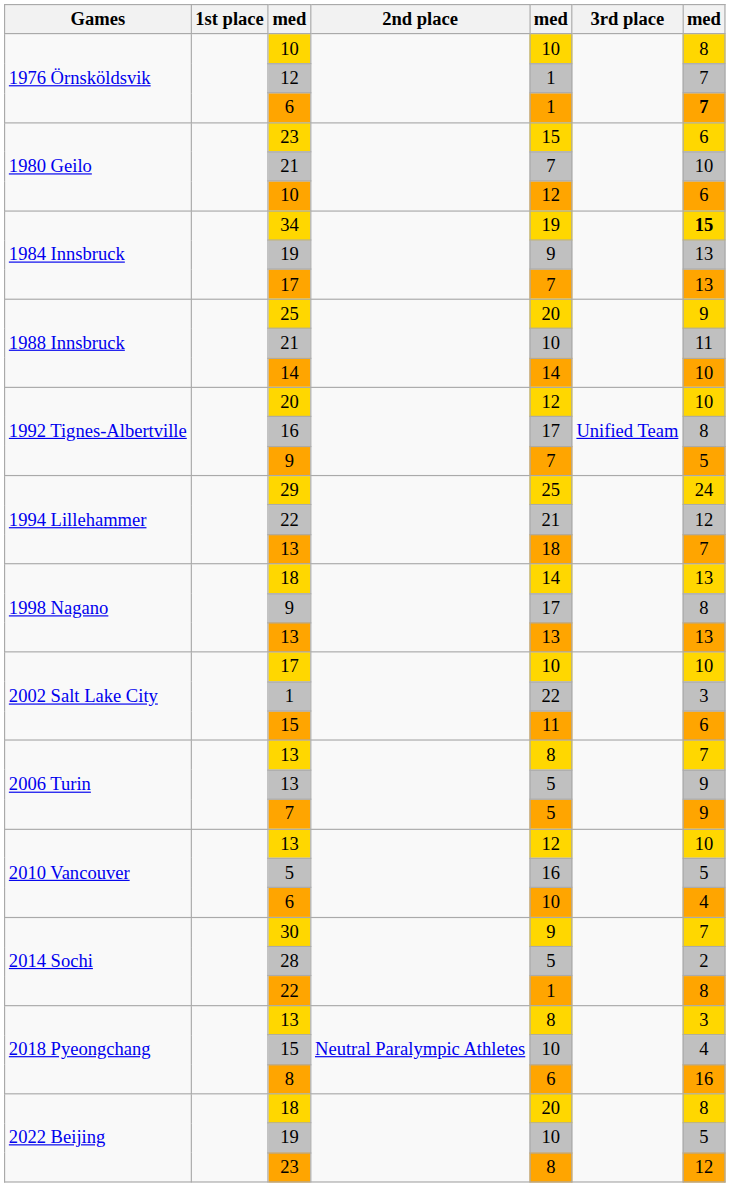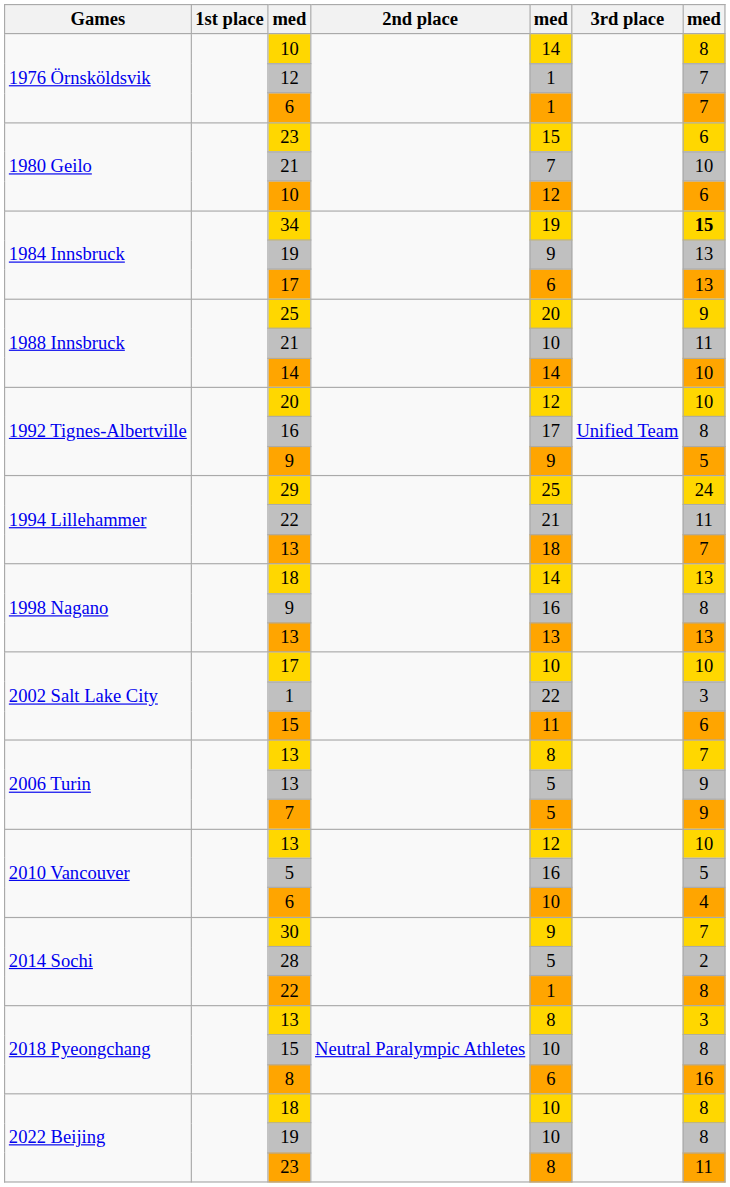(551, 48) 10 -> (551, 48) 14
(704, 107) bold -> (704, 107) normal
(551, 284) 7 -> (551, 284) 6
(551, 460) 7 -> (551, 460) 9
(704, 519) 12 -> (704, 519) 11
(551, 607) 17 -> (551, 607) 16
(704, 1049) 4 -> (704, 1049) 8
(551, 1108) 20 -> (551, 1108) 10
(704, 1137) 5 -> (704, 1137) 8
(704, 1167) 12 -> (704, 1167) 11
